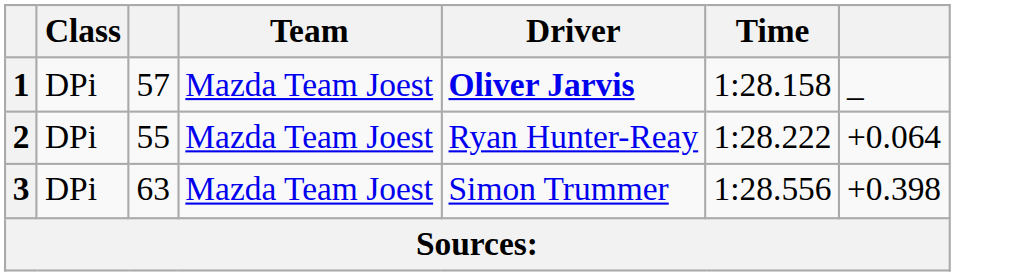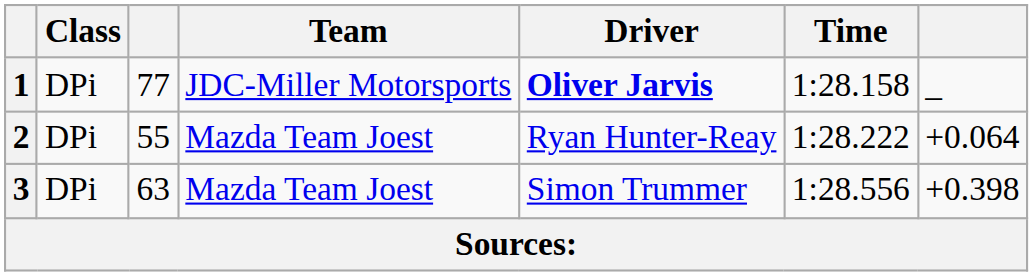(153, 84) 57 -> (153, 84) 77
(309, 84) Mazda Team Joest -> (348, 84) JDC-Miller Motorsports
